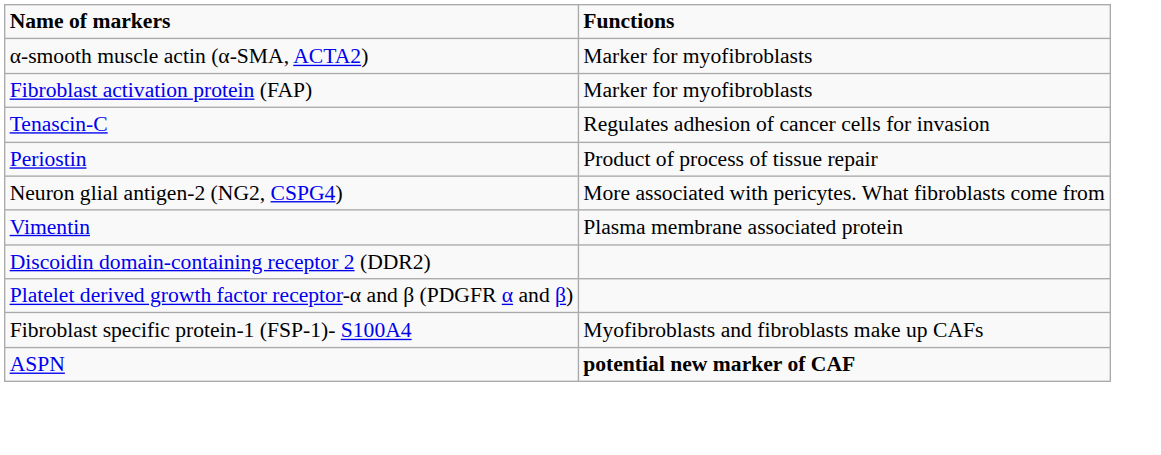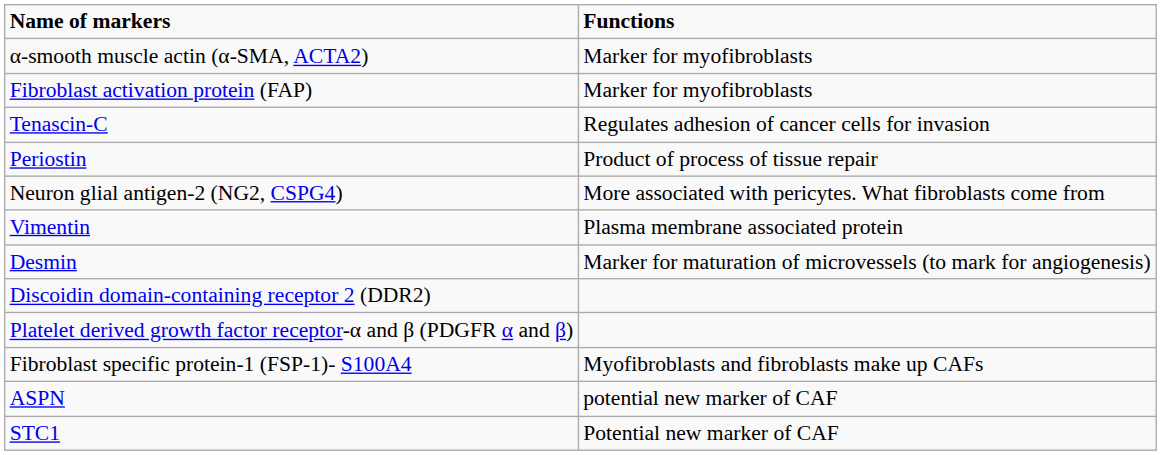+ row: (43, 261)
(719, 364) bold -> (710, 398) normal
+ row: (35, 432)
